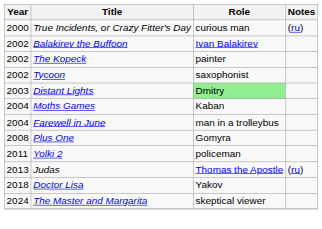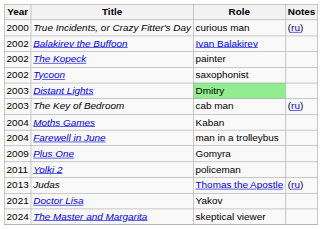+ row: (79, 106)
(18, 138) 2008 -> (18, 153) 2009
(18, 185) 2018 -> (18, 201) 2021
